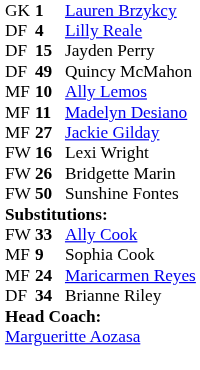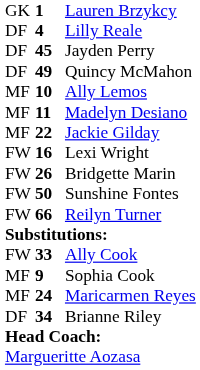(44, 50) 15 -> (44, 50) 45
(44, 132) 27 -> (44, 132) 22
+ row: (113, 214)
